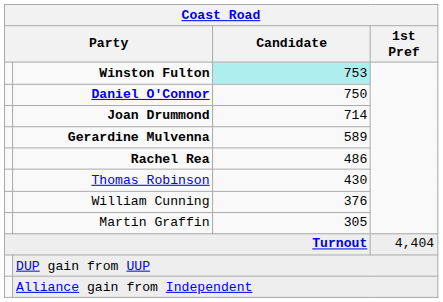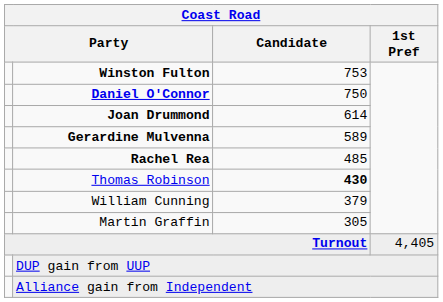(356, 73) paleturquoise background -> (356, 73) no background
(356, 116) 714 -> (356, 116) 614
(356, 159) 486 -> (356, 159) 485
(356, 180) normal -> (356, 180) bold
(356, 202) 376 -> (356, 202) 379
(415, 244) 4,404 -> (415, 244) 4,405
